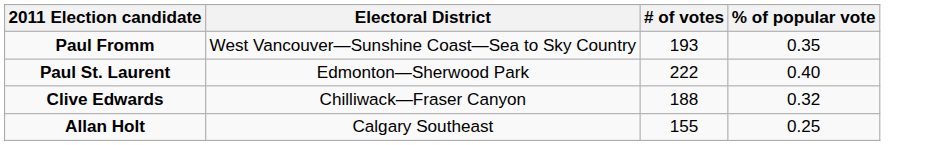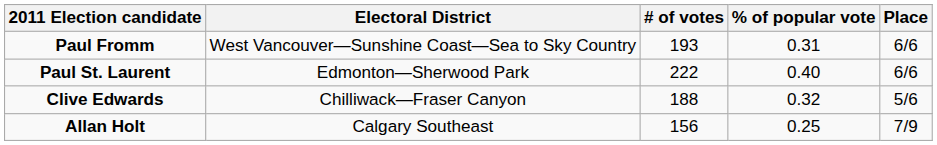+ column: (906, 18)
(804, 45) 0.35 -> (804, 45) 0.31
(684, 126) 155 -> (684, 126) 156
